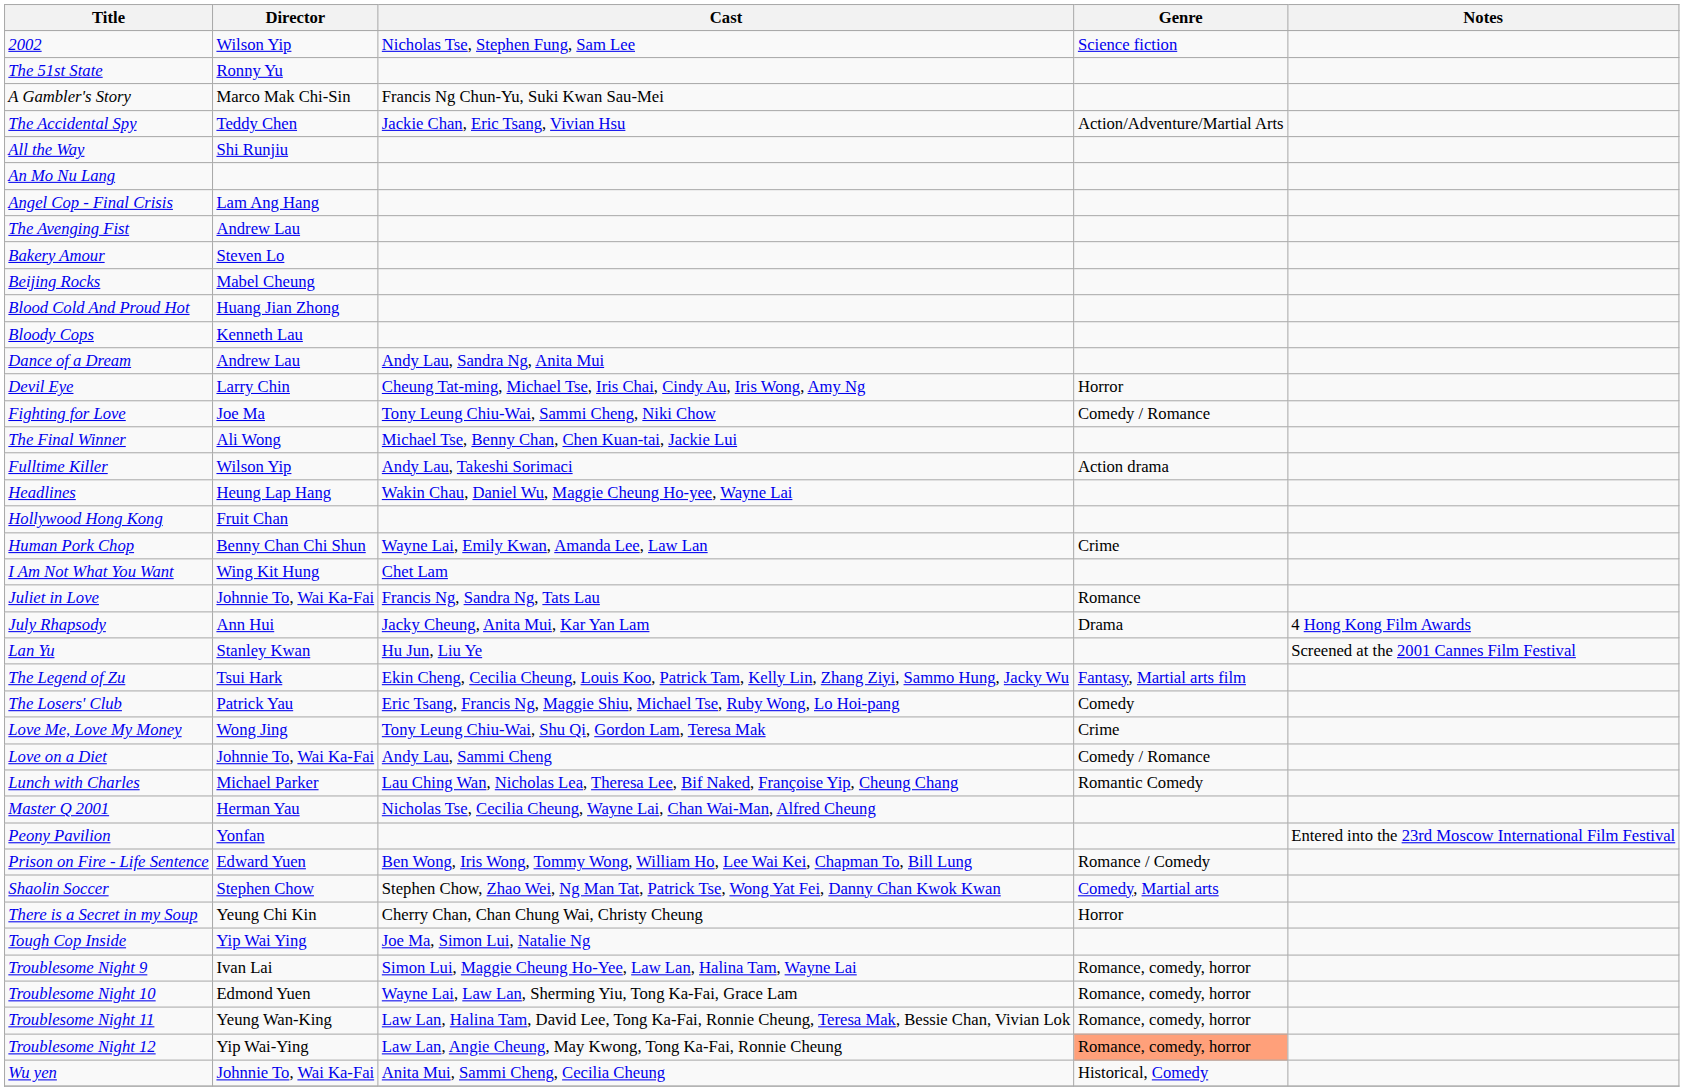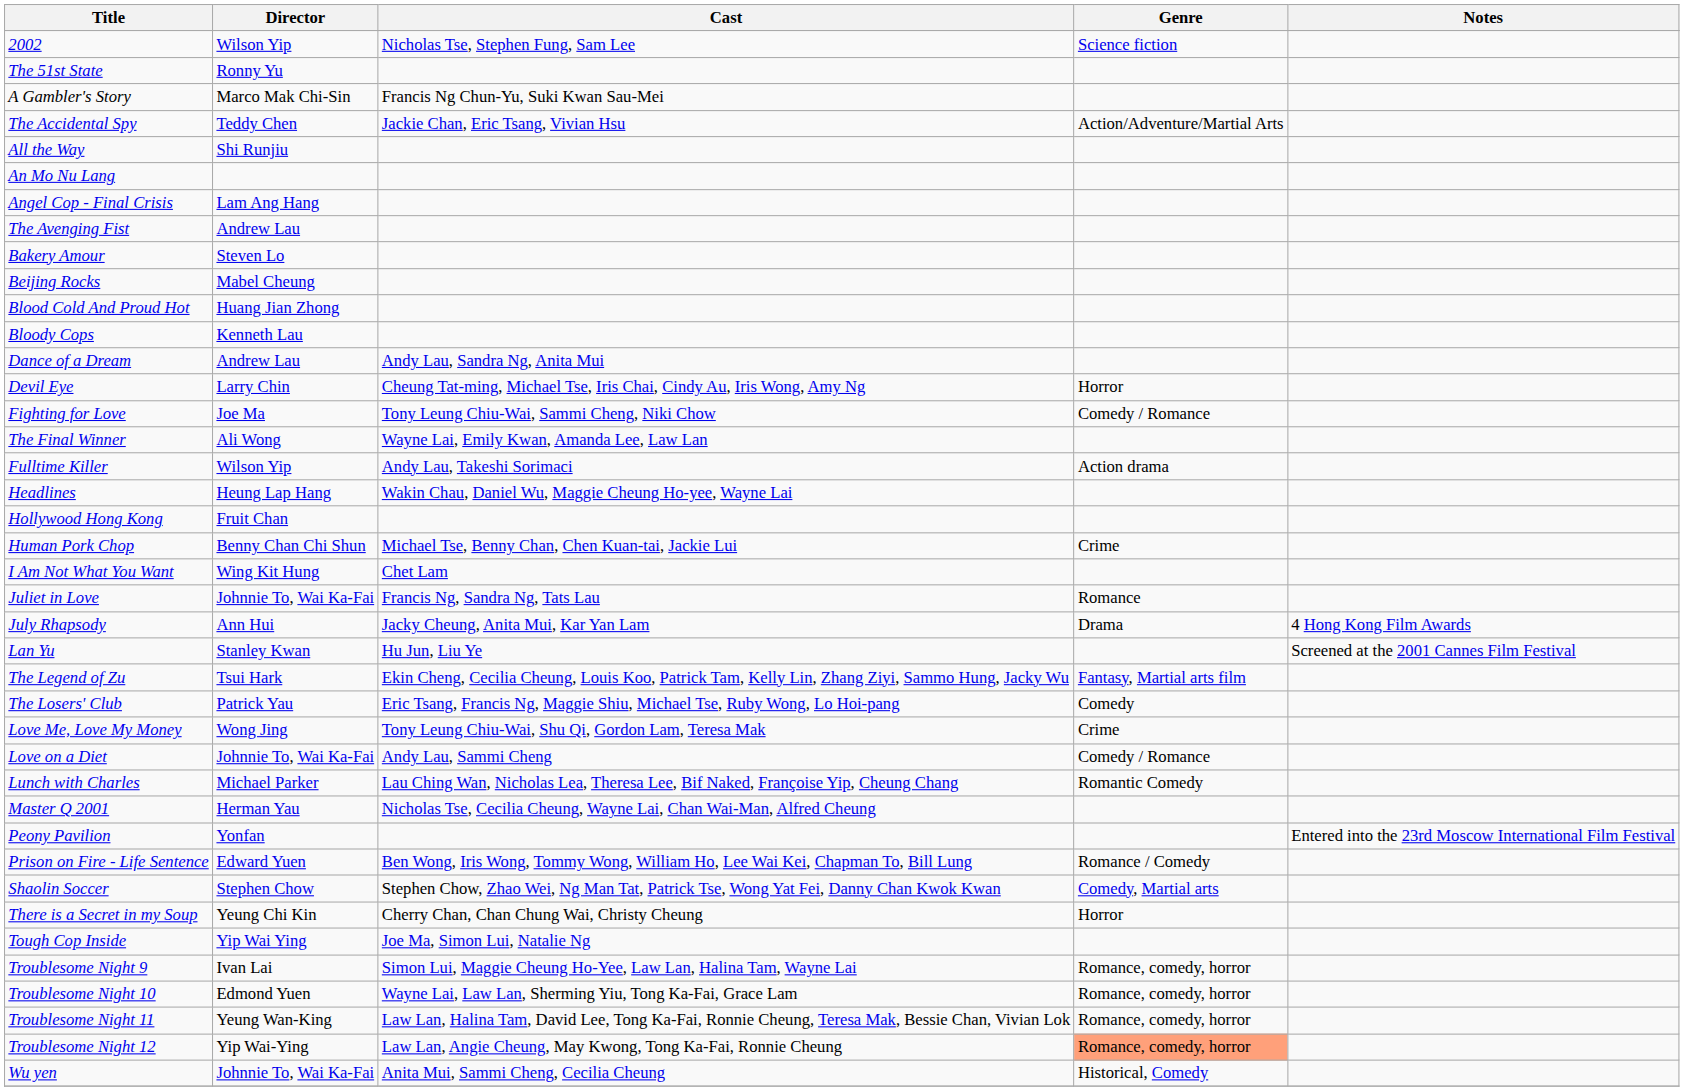(559, 439) Michael Tse, Benny Chan, Chen Kuan-tai, Jackie Lui -> (545, 439) Wayne Lai, Emily Kwan, Amanda Lee, Law Lan
(545, 545) Wayne Lai, Emily Kwan, Amanda Lee, Law Lan -> (559, 545) Michael Tse, Benny Chan, Chen Kuan-tai, Jackie Lui
